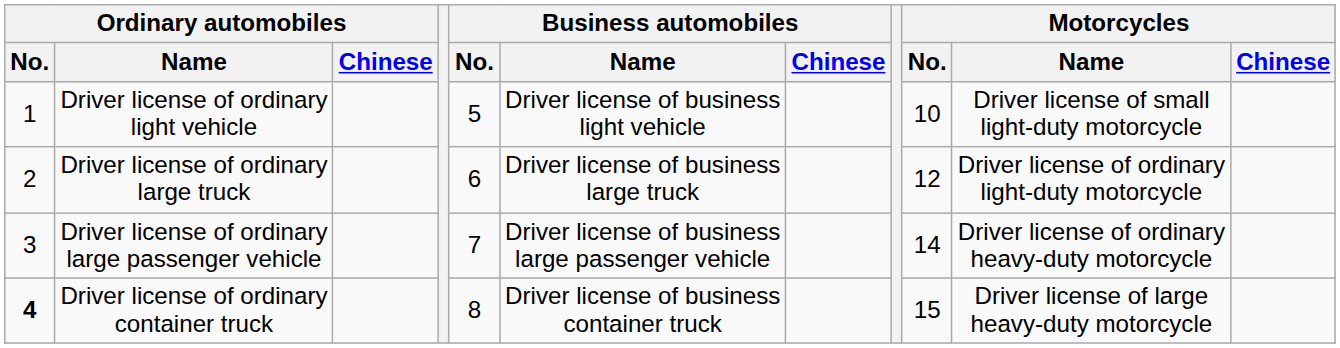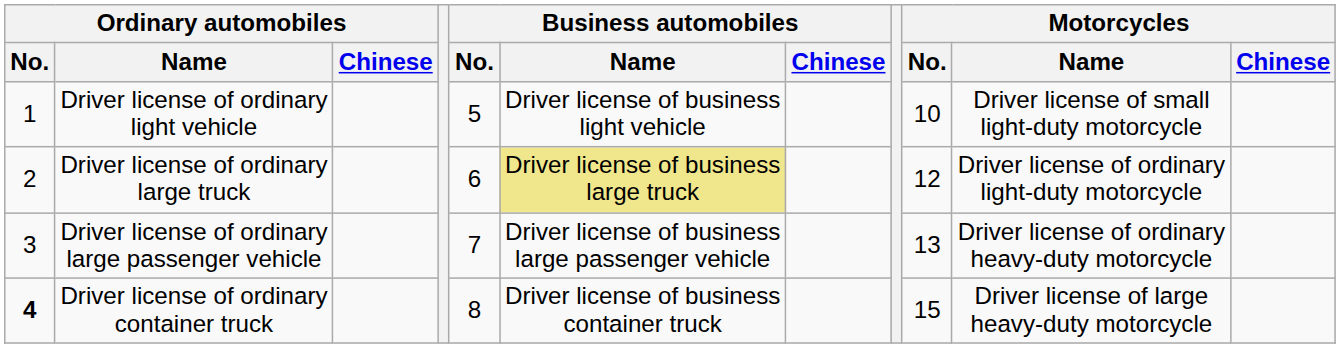(643, 179) no background -> (643, 179) khaki background
(927, 244) 14 -> (927, 244) 13
